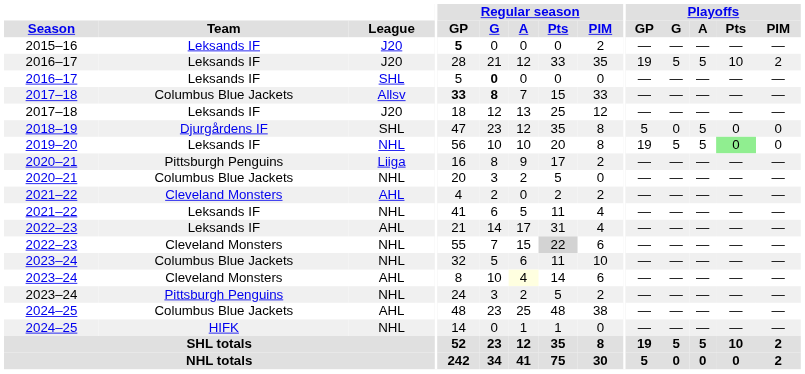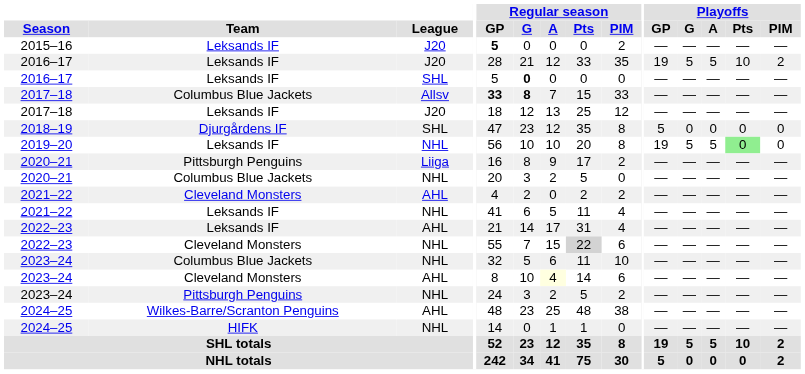(703, 128) 5 -> (713, 128) 0
(224, 311) Columbus Blue Jackets -> (243, 311) Wilkes-Barre/Scranton Penguins
